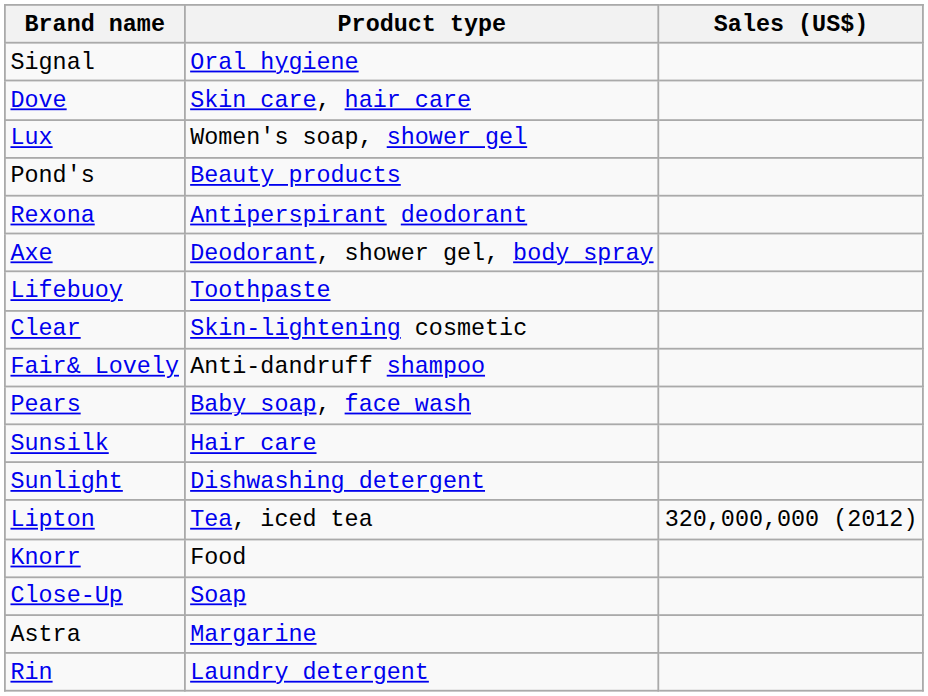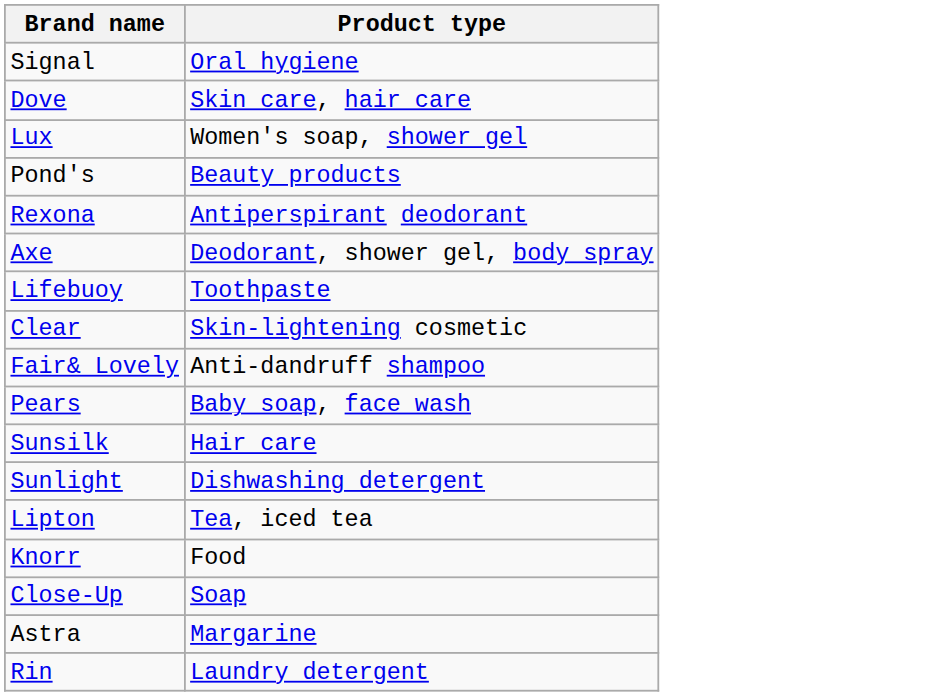- column: (791, 24)
